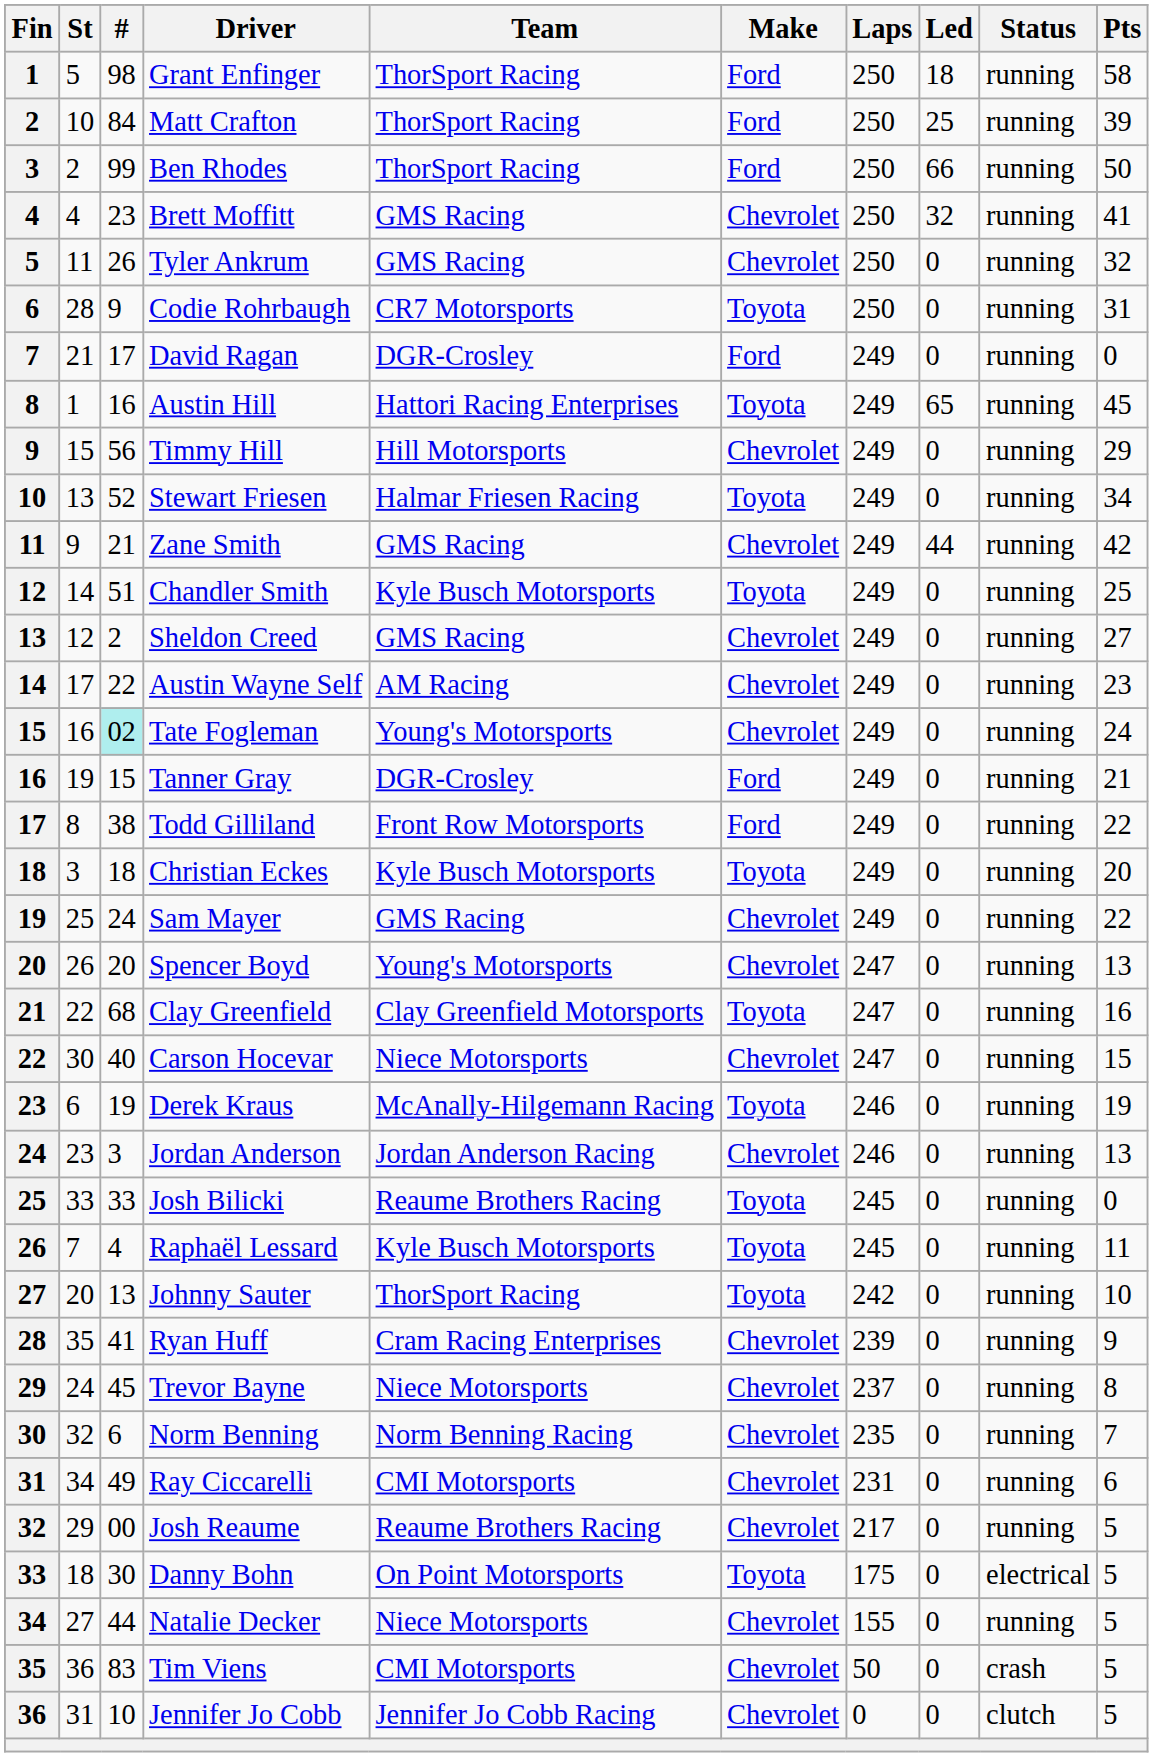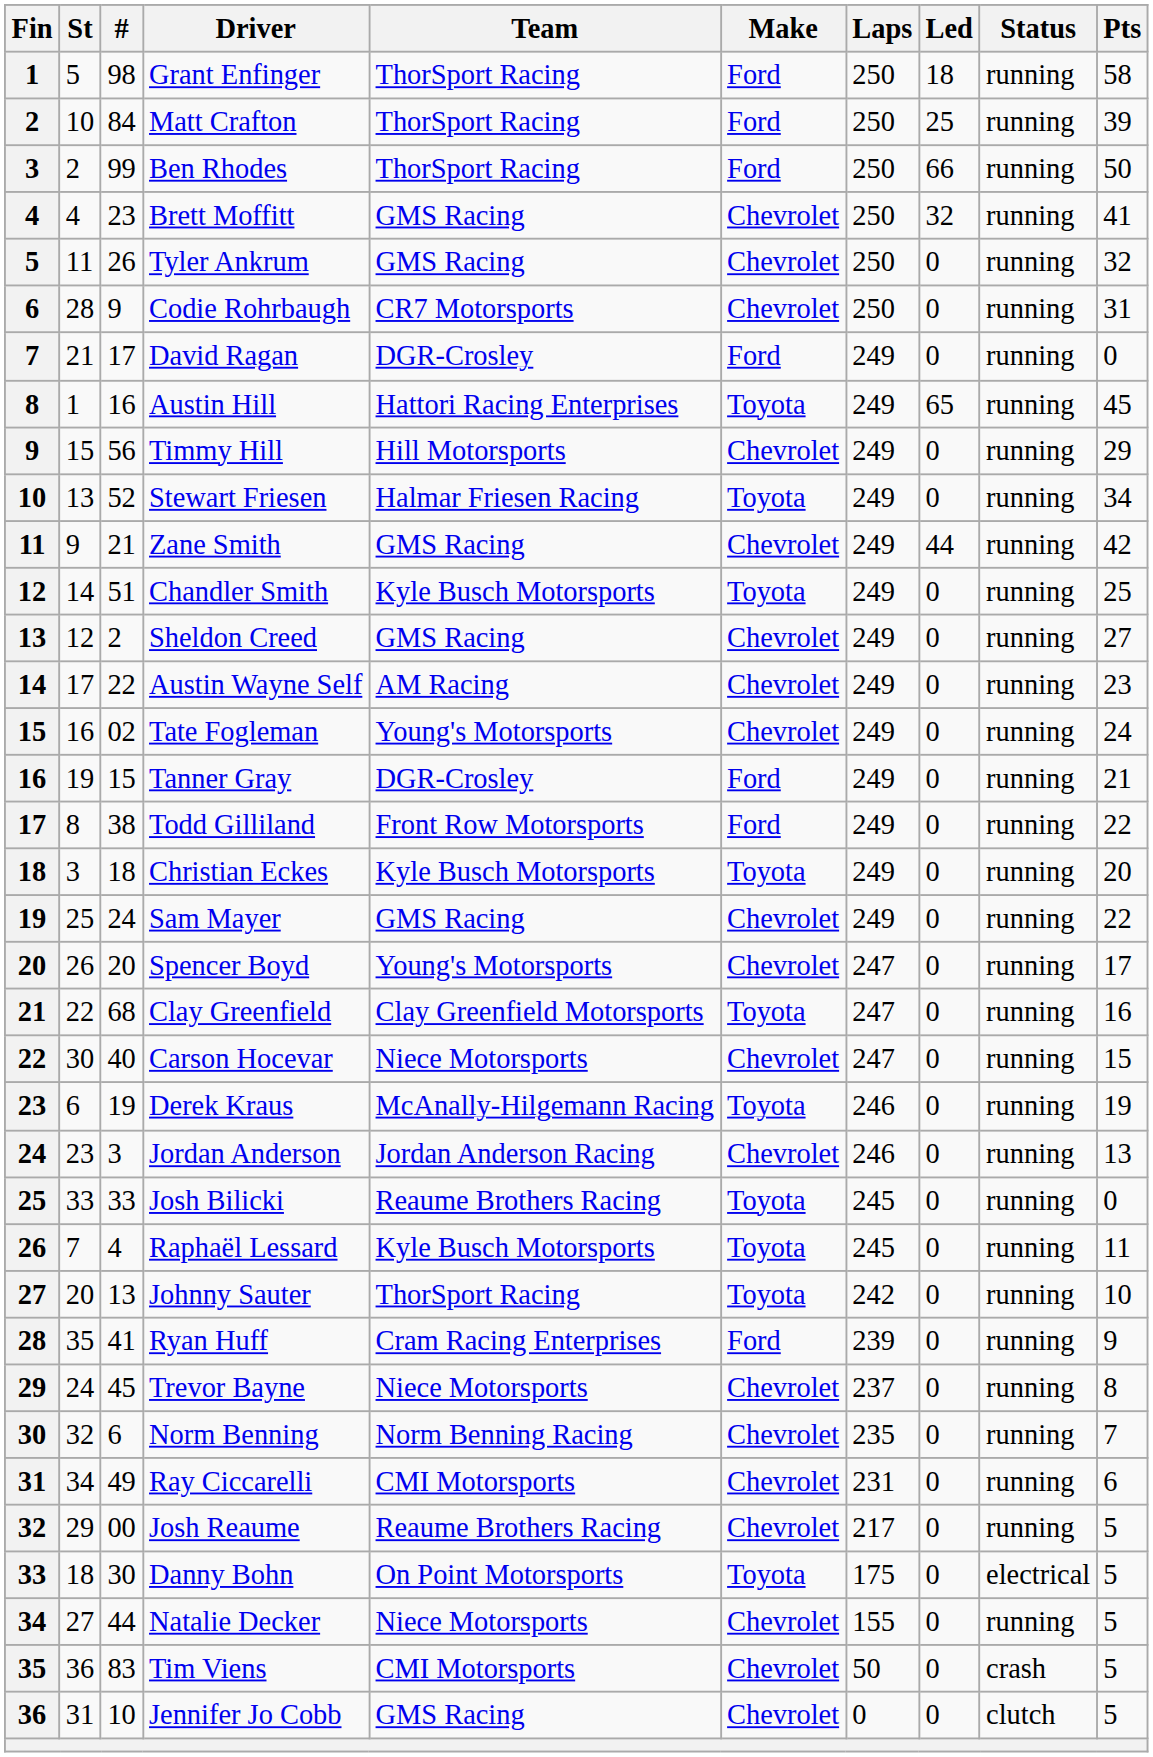(766, 309) Toyota -> (783, 309) Chevrolet
(122, 731) paleturquoise background -> (122, 731) no background
(1118, 965) 13 -> (1118, 965) 17
(783, 1340) Chevrolet -> (754, 1340) Ford
(516, 1715) Jennifer Jo Cobb Racing -> (450, 1715) GMS Racing
